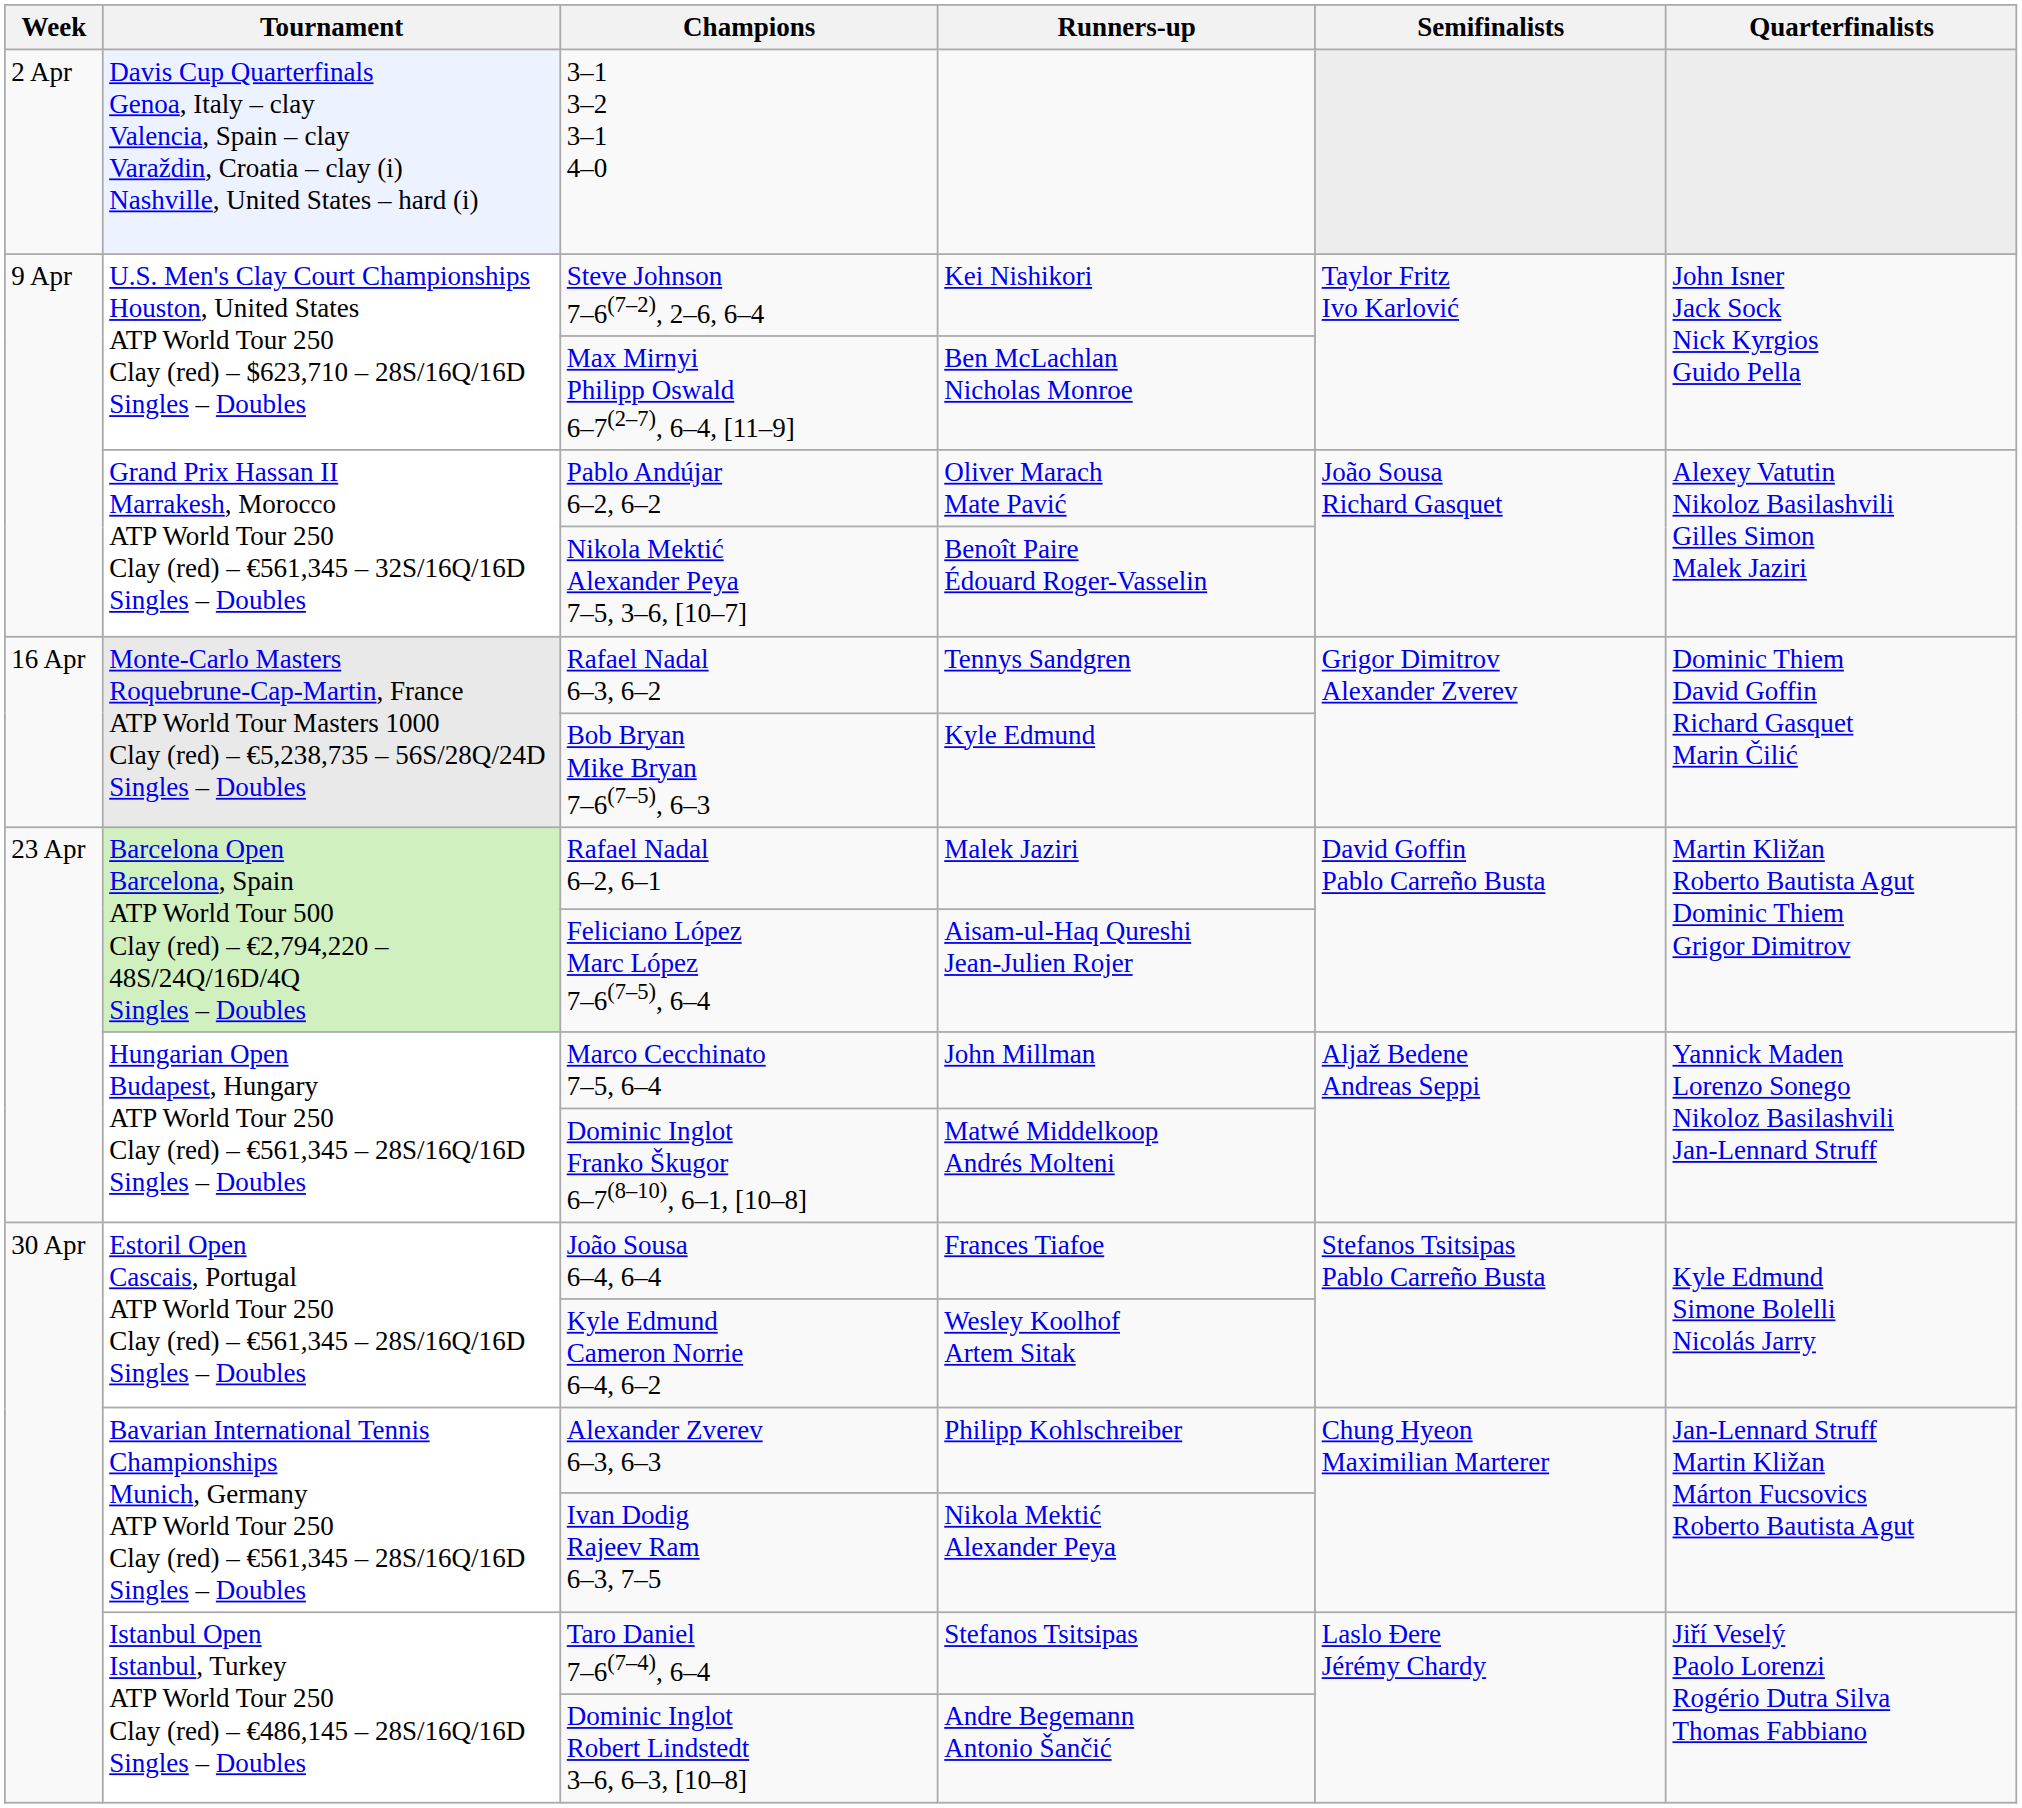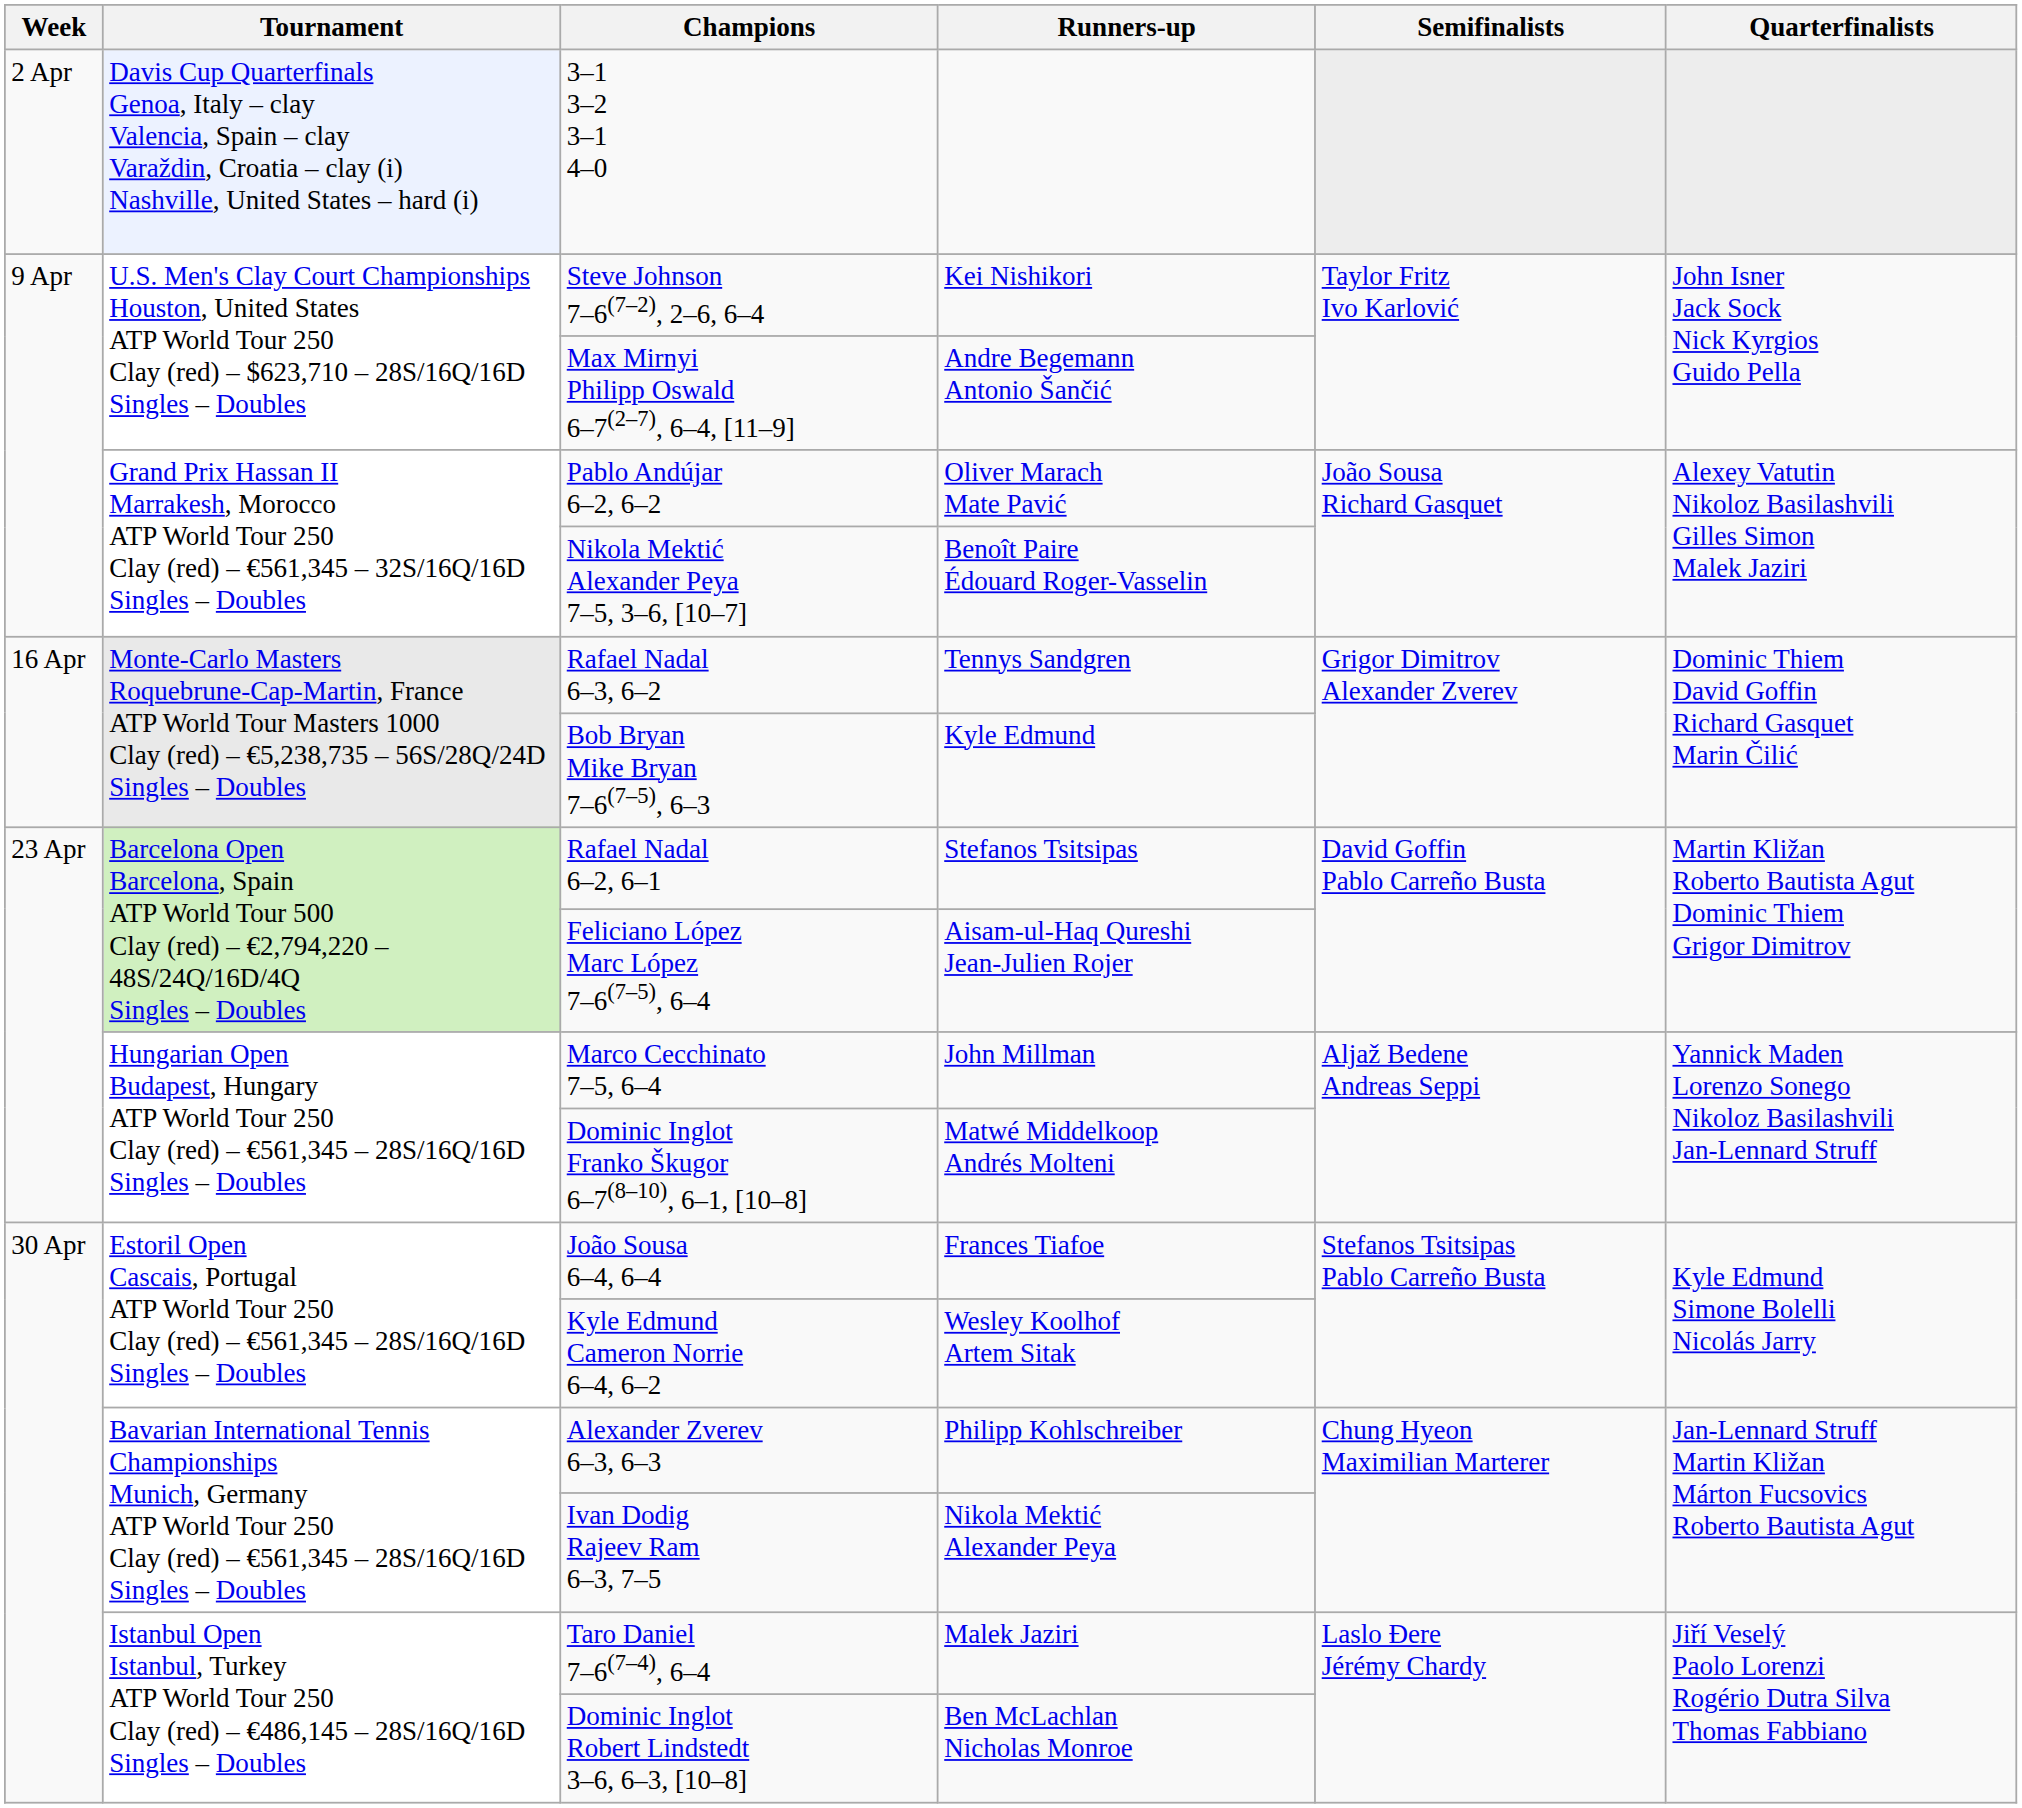(1038, 374) Ben McLachlan Nicholas Monroe -> (1039, 374) Andre Begemann Antonio Šančić
(1011, 848) Malek Jaziri -> (1041, 848) Stefanos Tsitsipas
(1041, 1634) Stefanos Tsitsipas -> (1011, 1634) Malek Jaziri
(1039, 1732) Andre Begemann Antonio Šančić -> (1038, 1732) Ben McLachlan Nicholas Monroe
